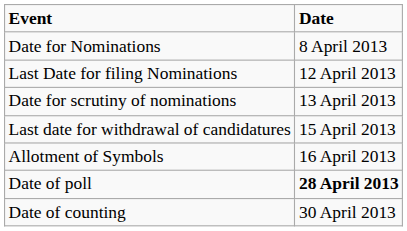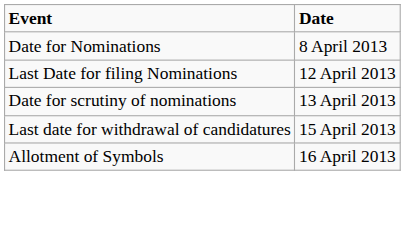- row: (50, 184)
- row: (67, 211)
